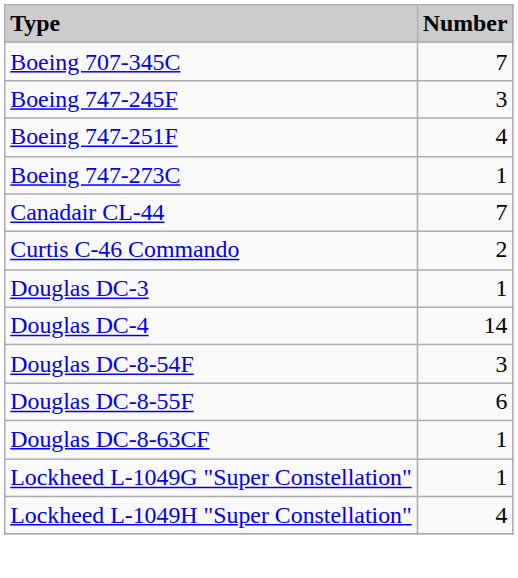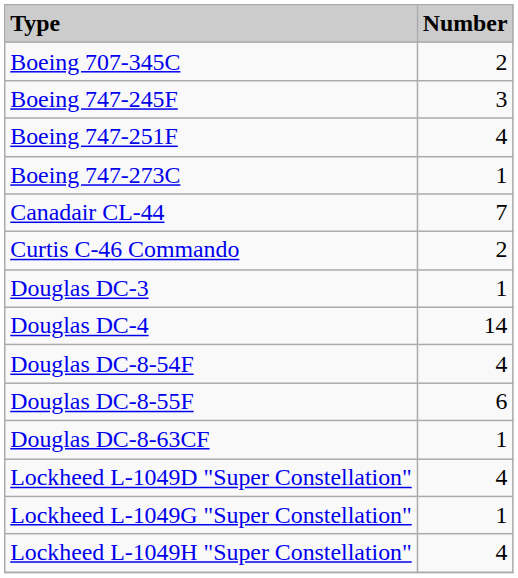(502, 61) 7 -> (502, 61) 2
(502, 363) 3 -> (502, 363) 4
+ row: (211, 477)
